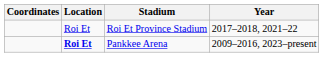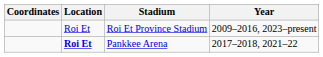(255, 28) 2017–2018, 2021–22 -> (264, 28) 2009–2016, 2023–present
(264, 44) 2009–2016, 2023–present -> (255, 44) 2017–2018, 2021–22
